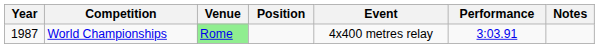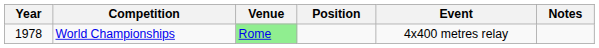- column: (497, 14)
(25, 34) 1987 -> (29, 34) 1978
